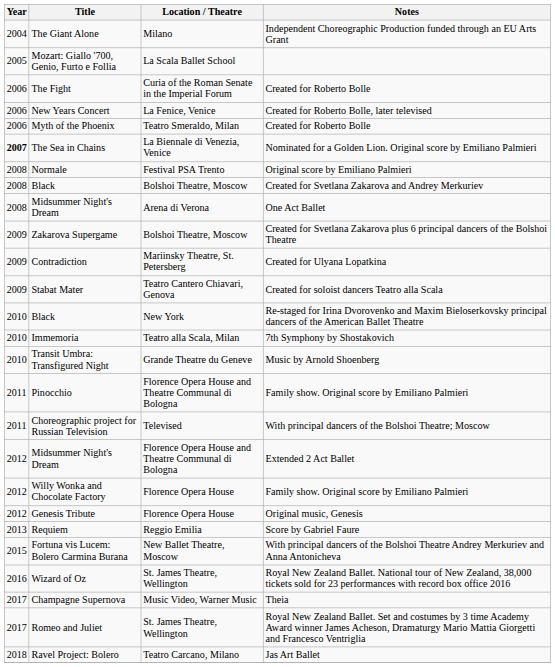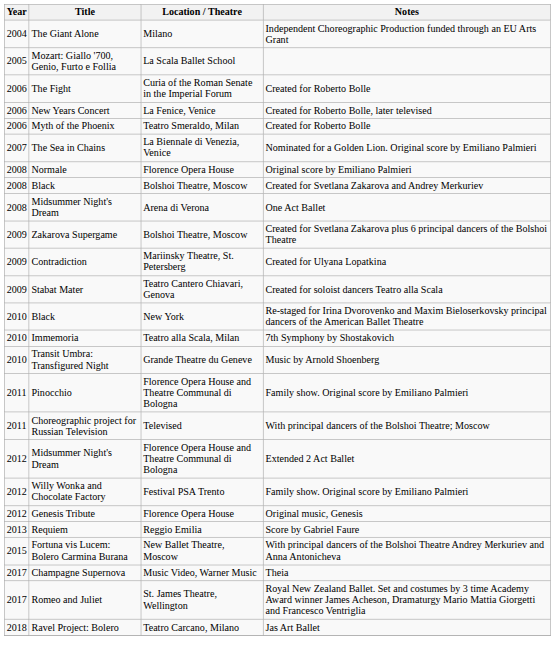(17, 148) bold -> (17, 148) normal
(184, 169) Festival PSA Trento -> (189, 169) Florence Opera House
(189, 492) Florence Opera House -> (184, 492) Festival PSA Trento
- row: (59, 578)
